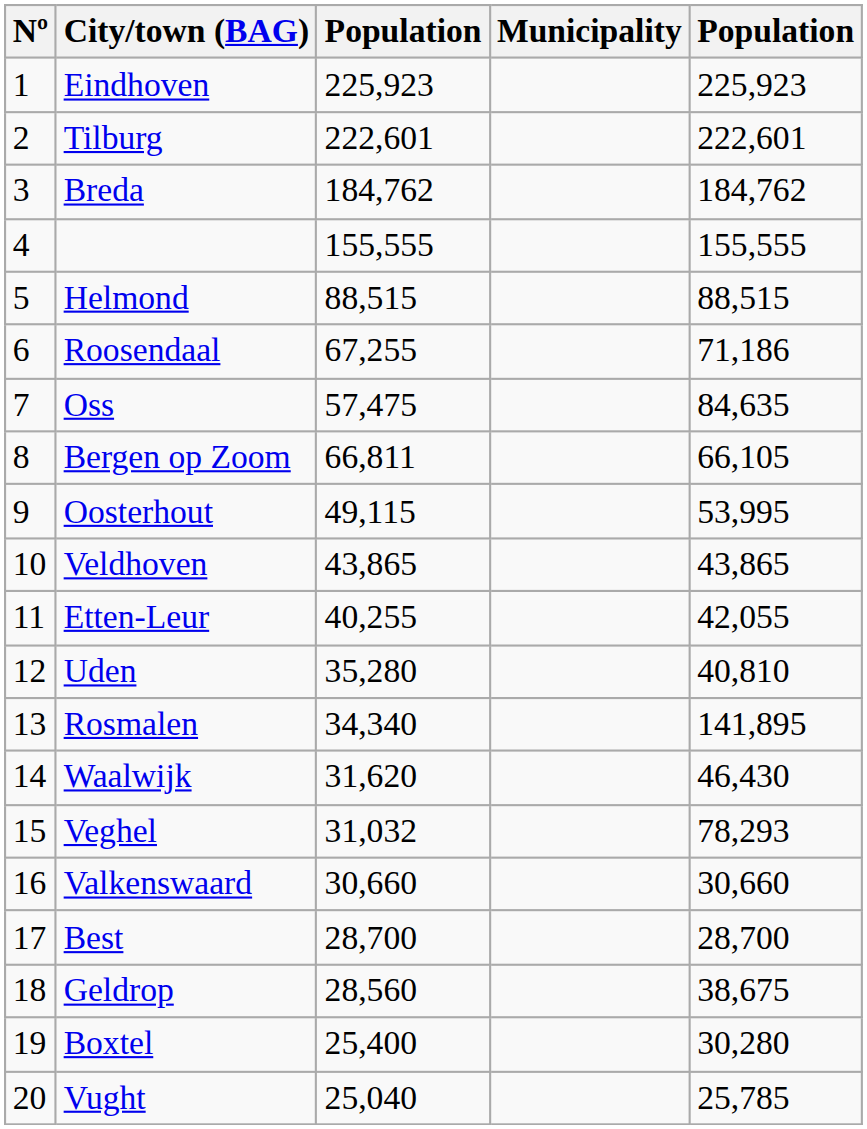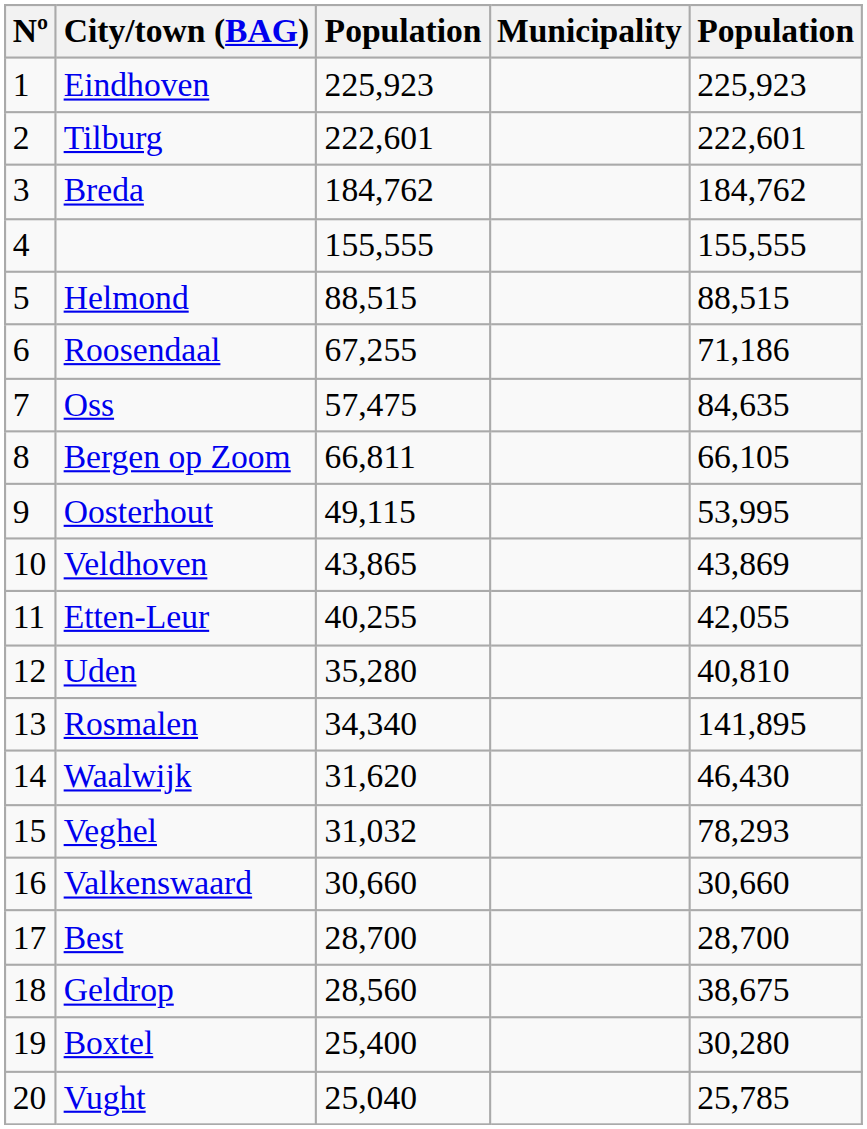(743, 564) 43,865 -> (743, 564) 43,869
